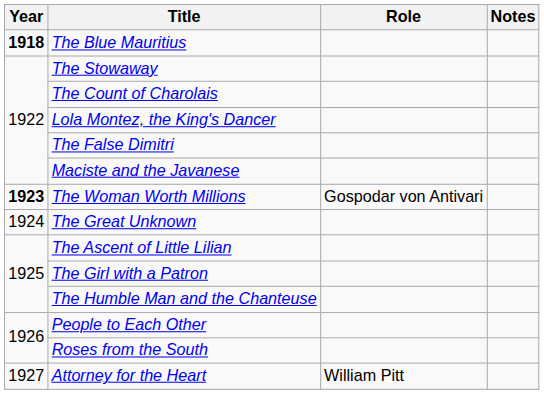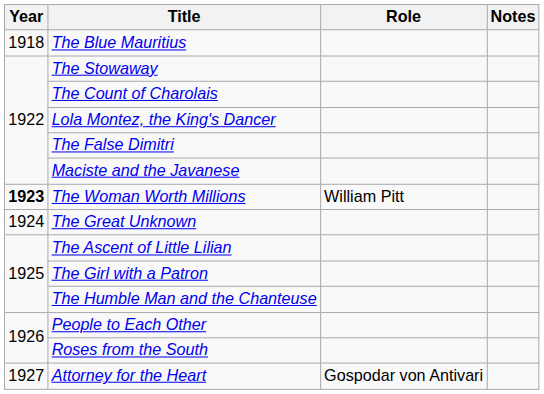(26, 42) bold -> (26, 42) normal
(404, 196) Gospodar von Antivari -> (364, 196) William Pitt
(364, 376) William Pitt -> (404, 376) Gospodar von Antivari
